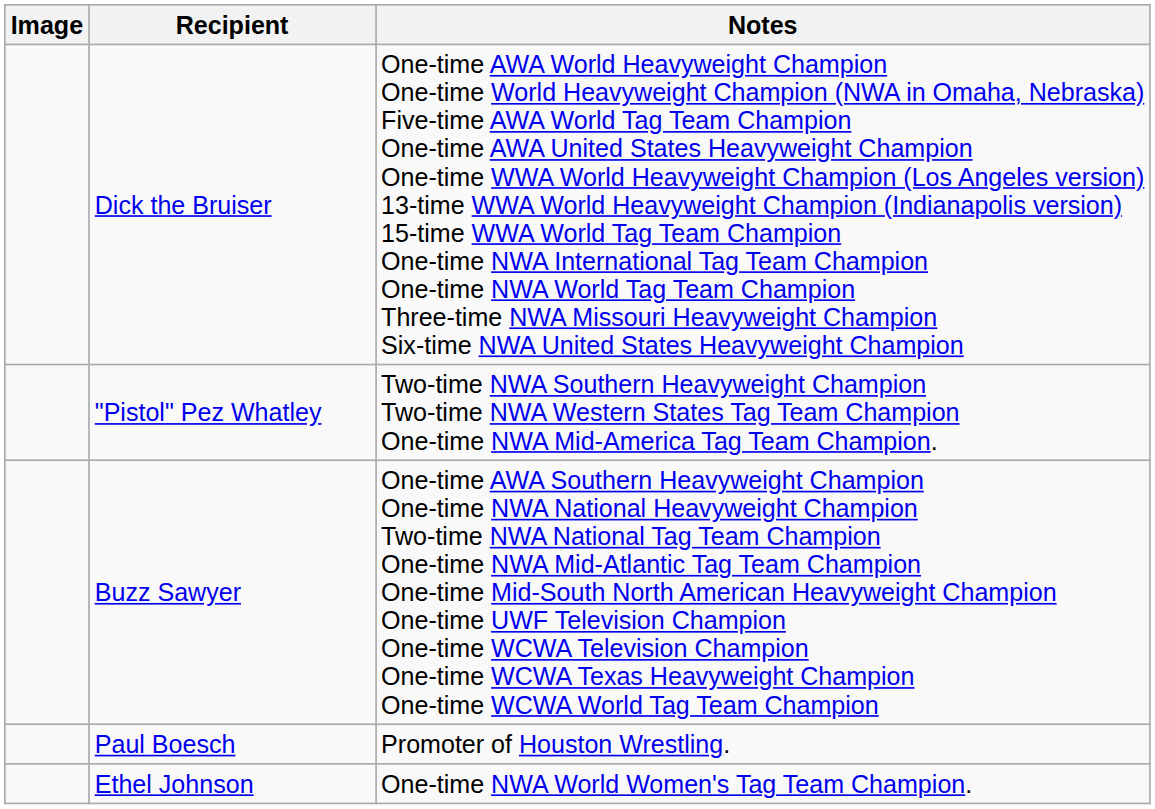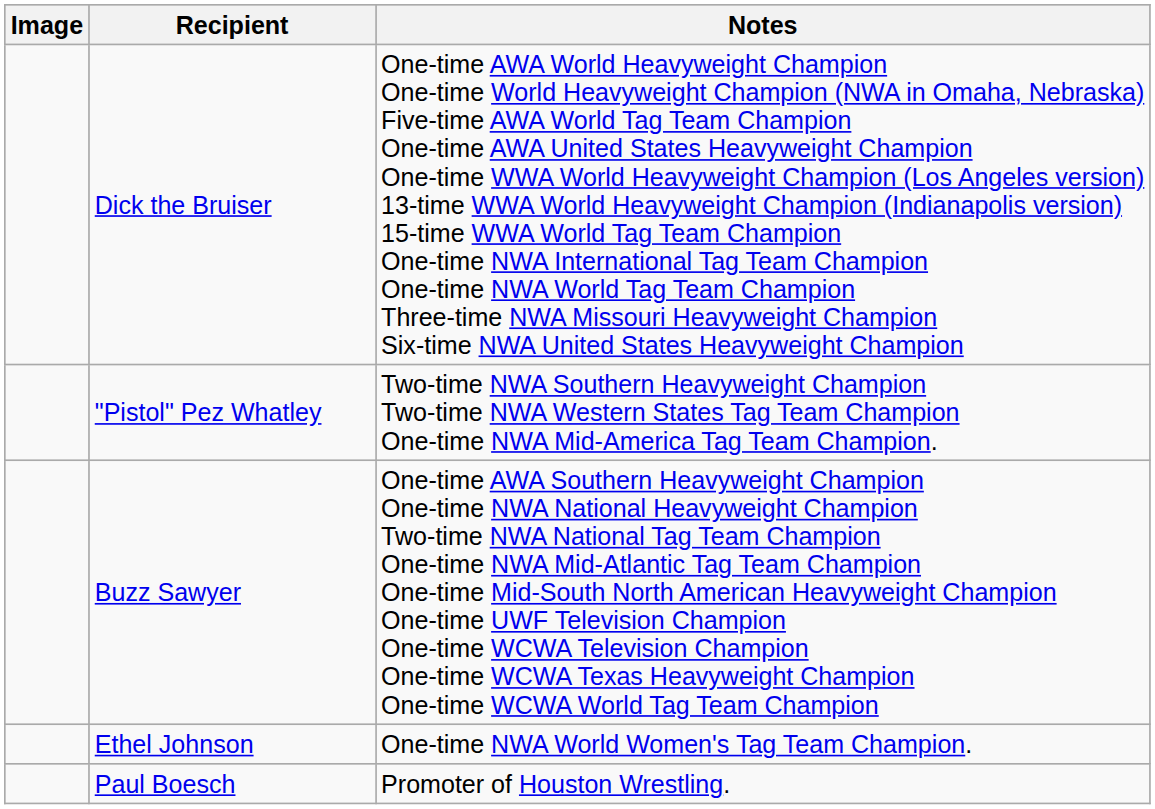rows swapped: (174, 784) <-> (165, 745)
